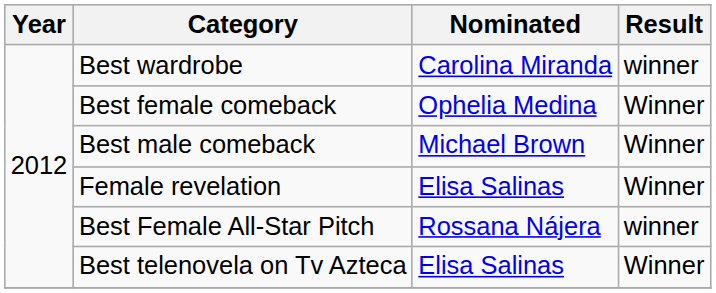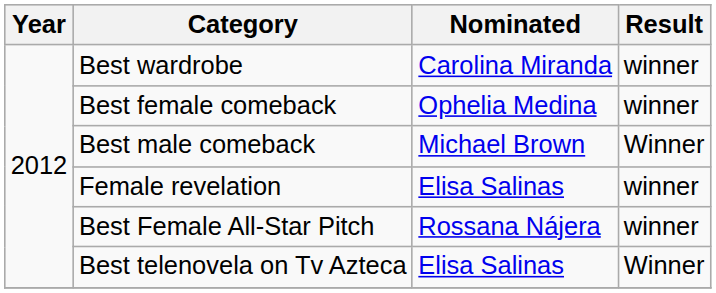(664, 105) Winner -> (661, 105) winner
(664, 186) Winner -> (661, 186) winner
